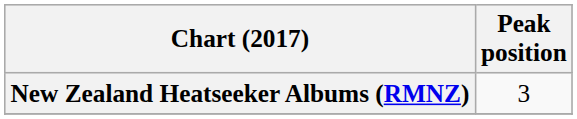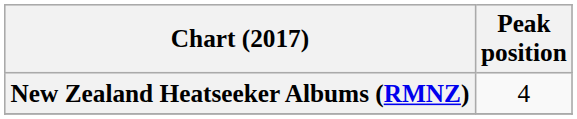(524, 93) 3 -> (524, 93) 4
